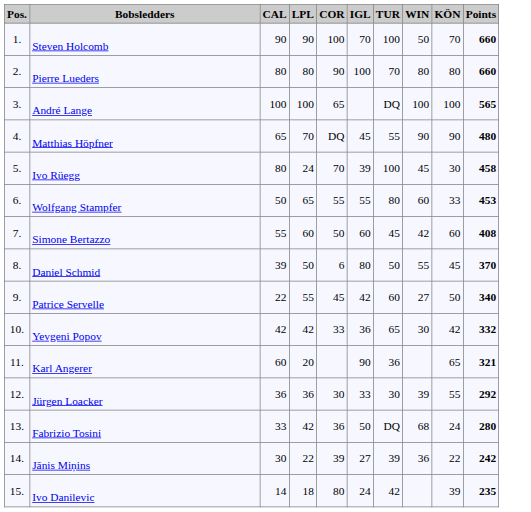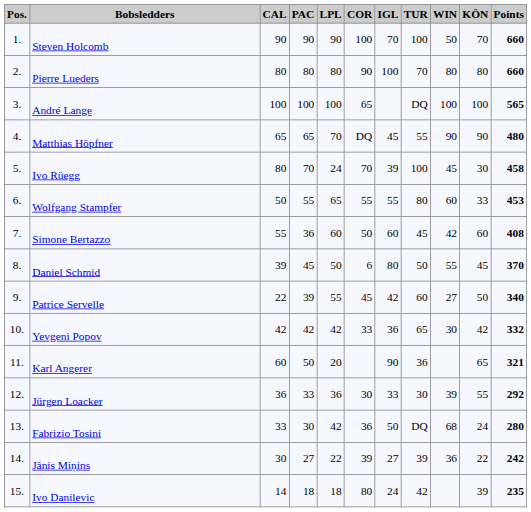+ column: (303, 13)
